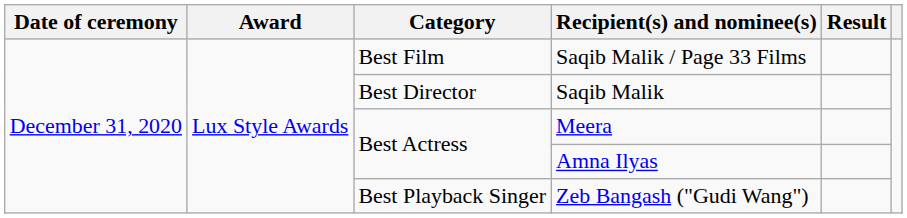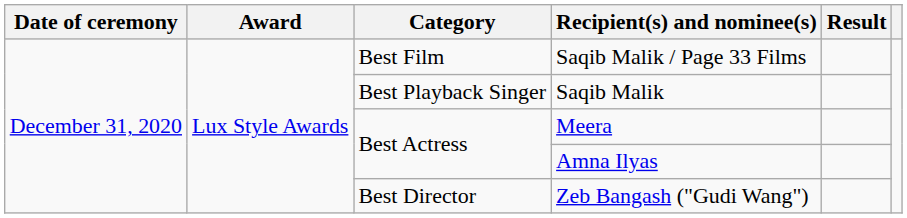(417, 91) Best Director -> (452, 91) Best Playback Singer
(452, 195) Best Playback Singer -> (417, 195) Best Director
